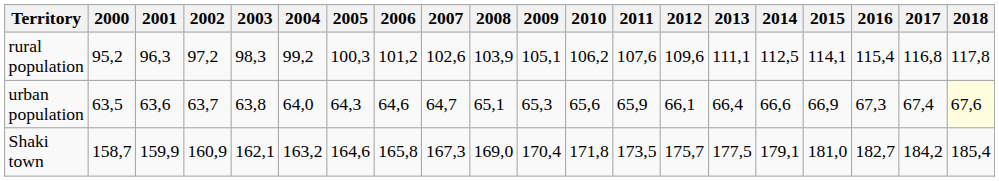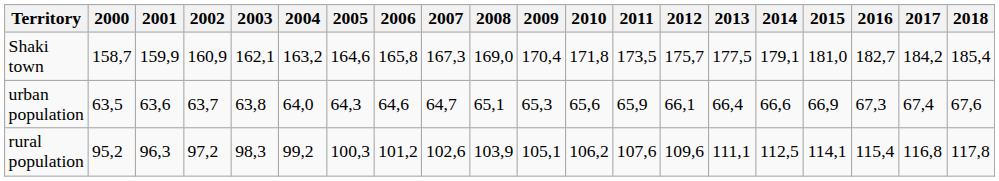rows swapped: (29, 151) <-> (46, 56)
(966, 103) lightyellow background -> (966, 103) no background
